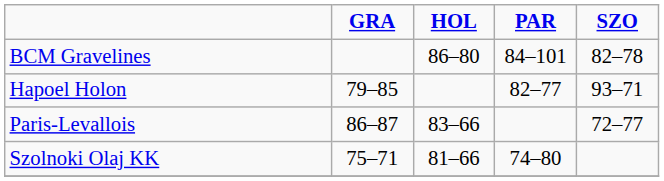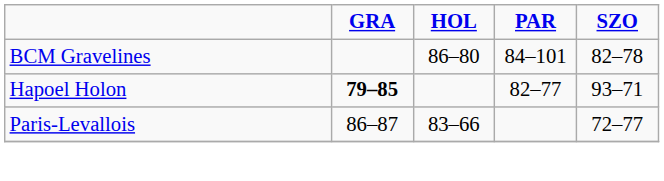(372, 90) normal -> (372, 90) bold
- row: (84, 158)
